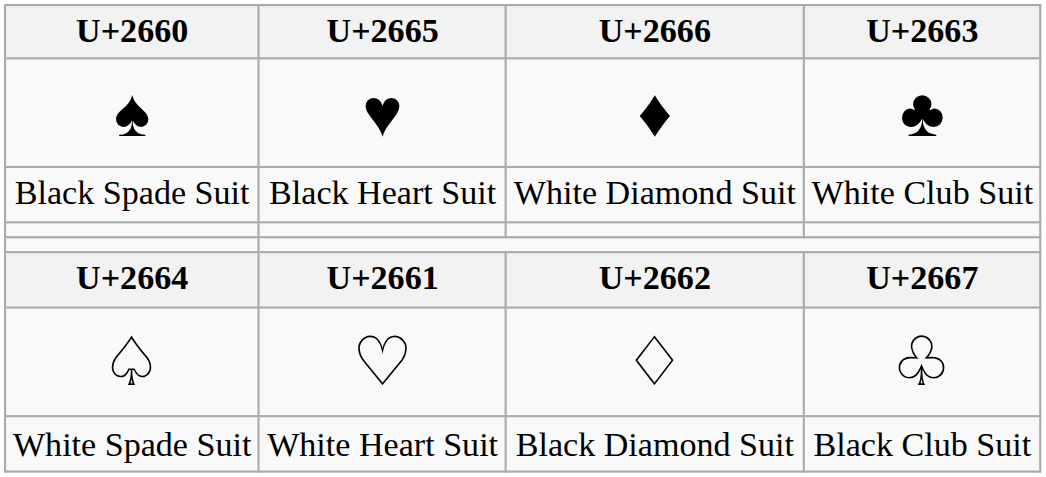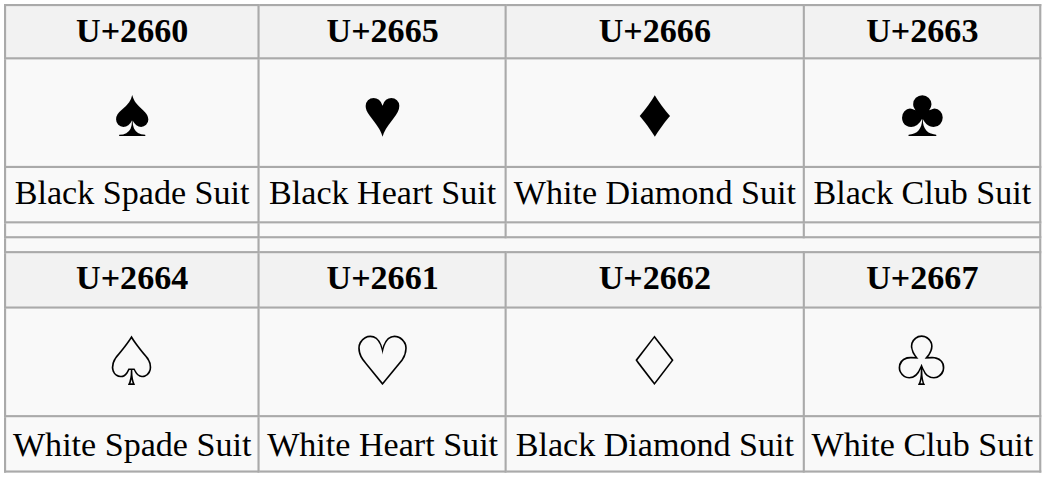(922, 193) White Club Suit -> (922, 193) Black Club Suit
(922, 443) Black Club Suit -> (922, 443) White Club Suit
